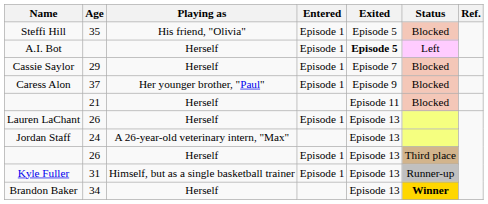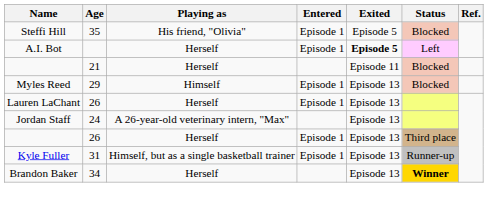- row: (43, 66)
- row: (43, 84)
+ row: (43, 84)
